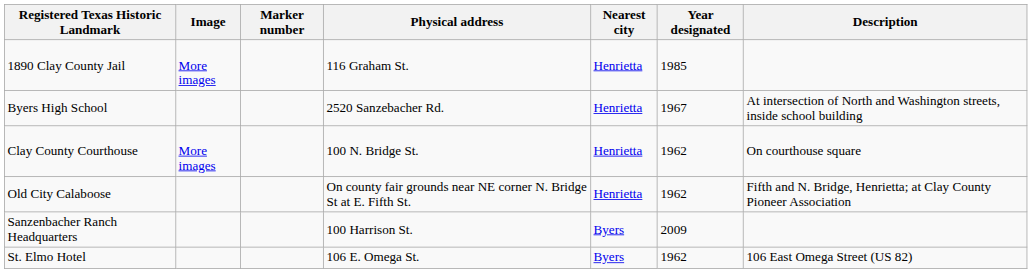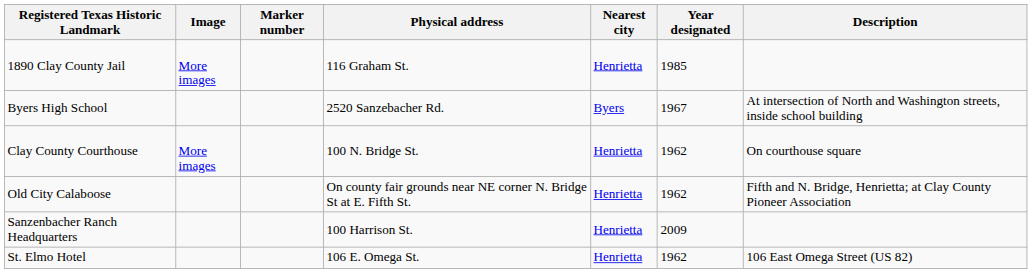(618, 108) Henrietta -> (609, 108) Byers
(609, 229) Byers -> (618, 229) Henrietta
(609, 257) Byers -> (618, 257) Henrietta
